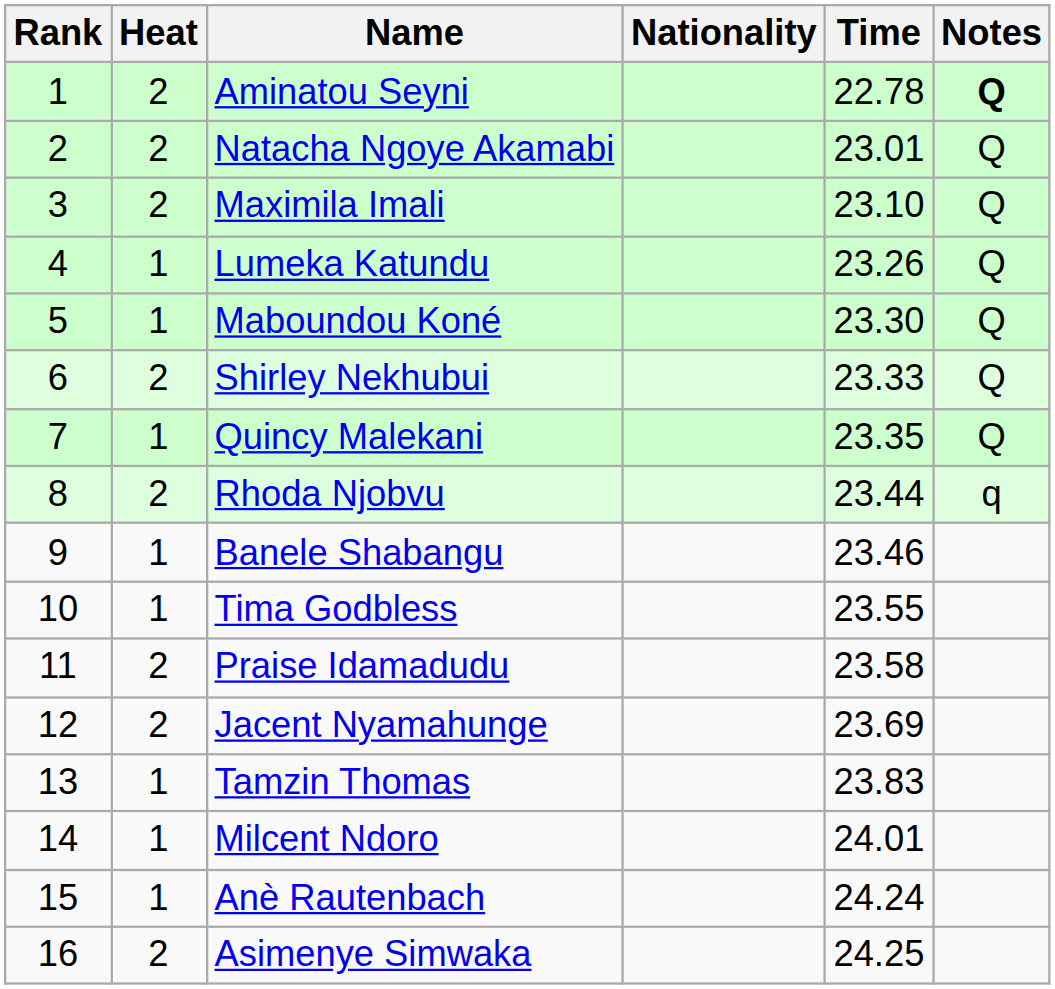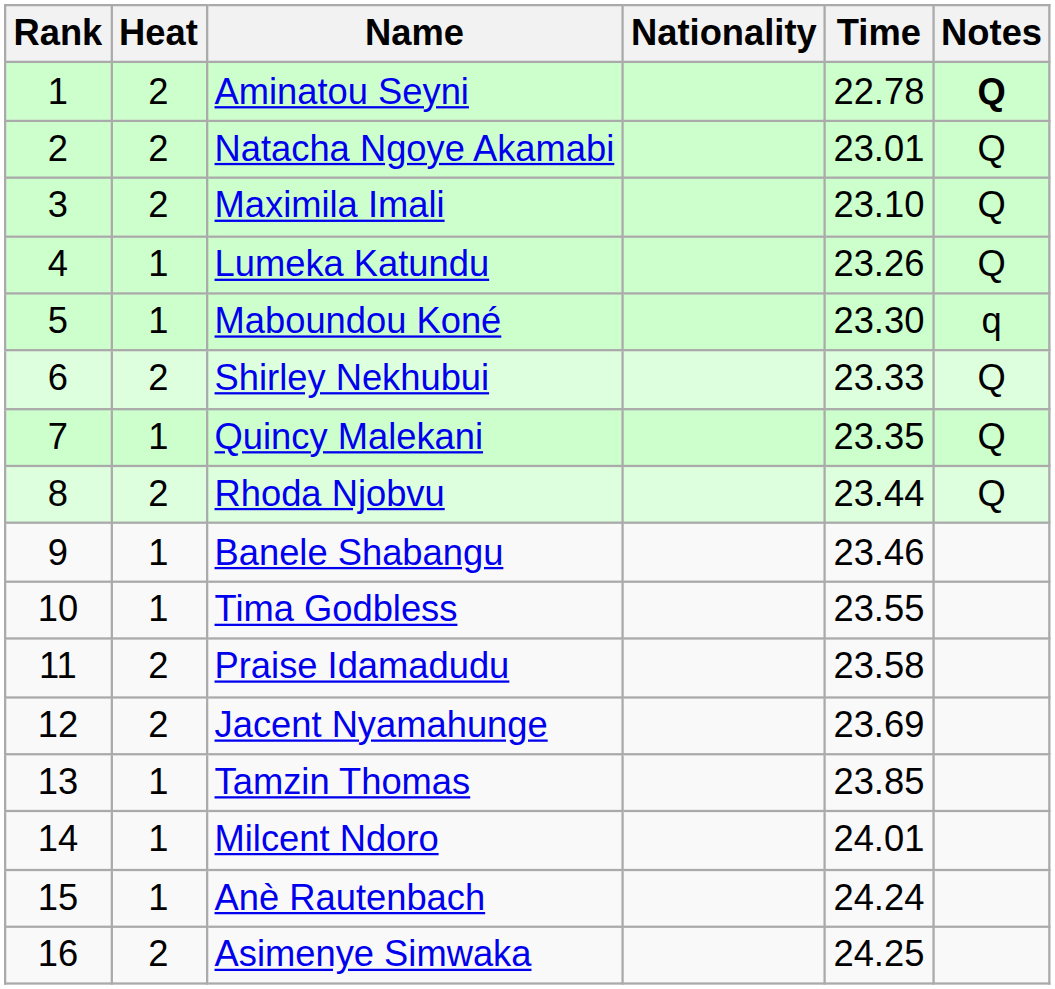(992, 321) Q -> (992, 321) q
(992, 494) q -> (992, 494) Q
(879, 782) 23.83 -> (879, 782) 23.85
